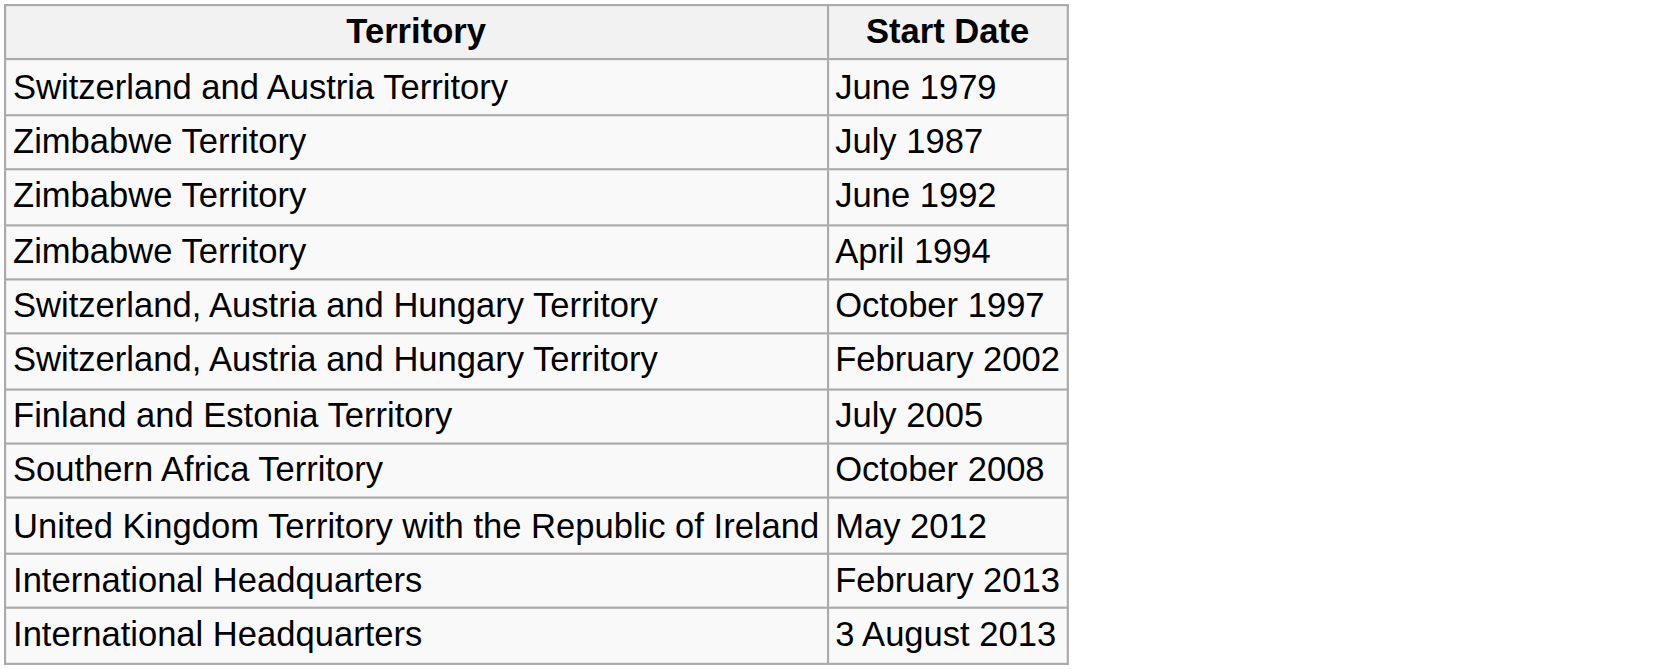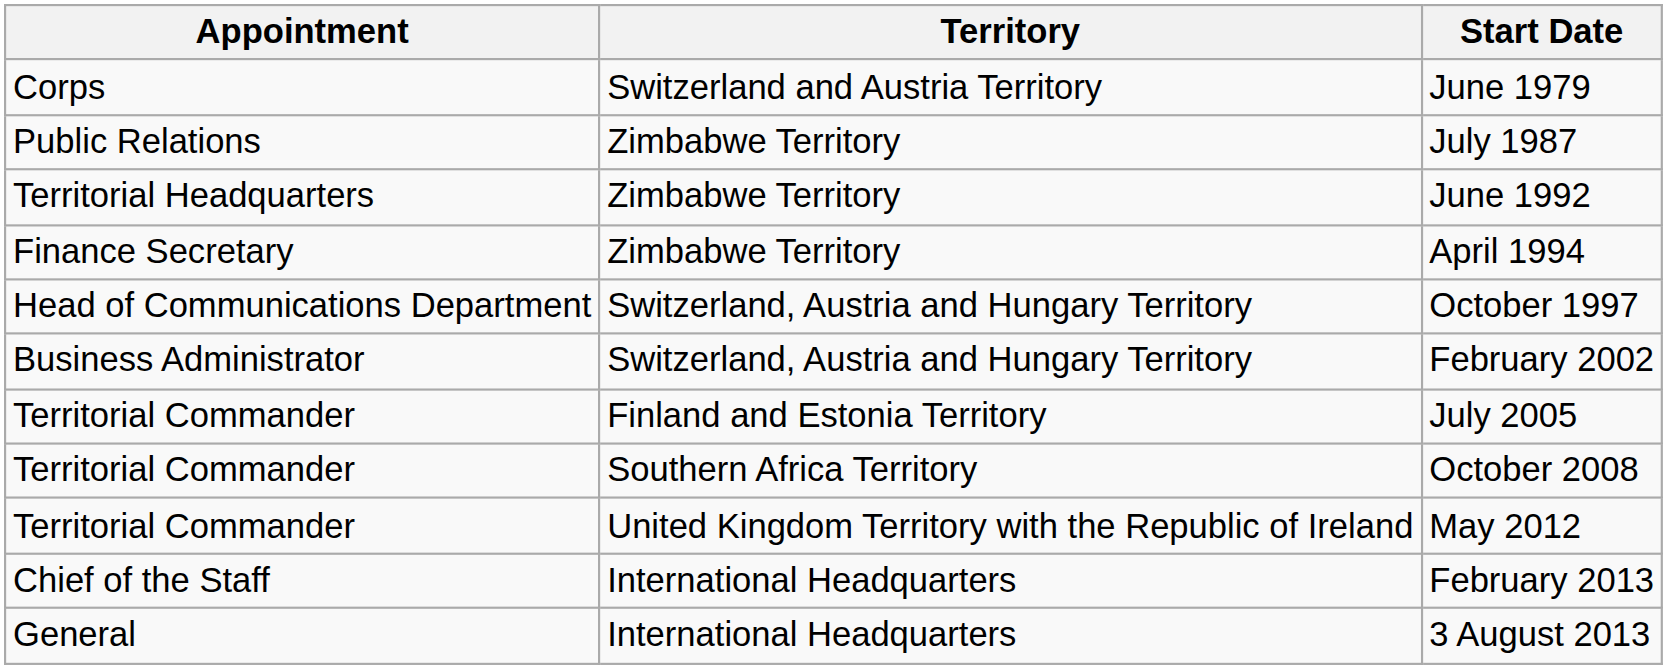+ column: (302, 31)
